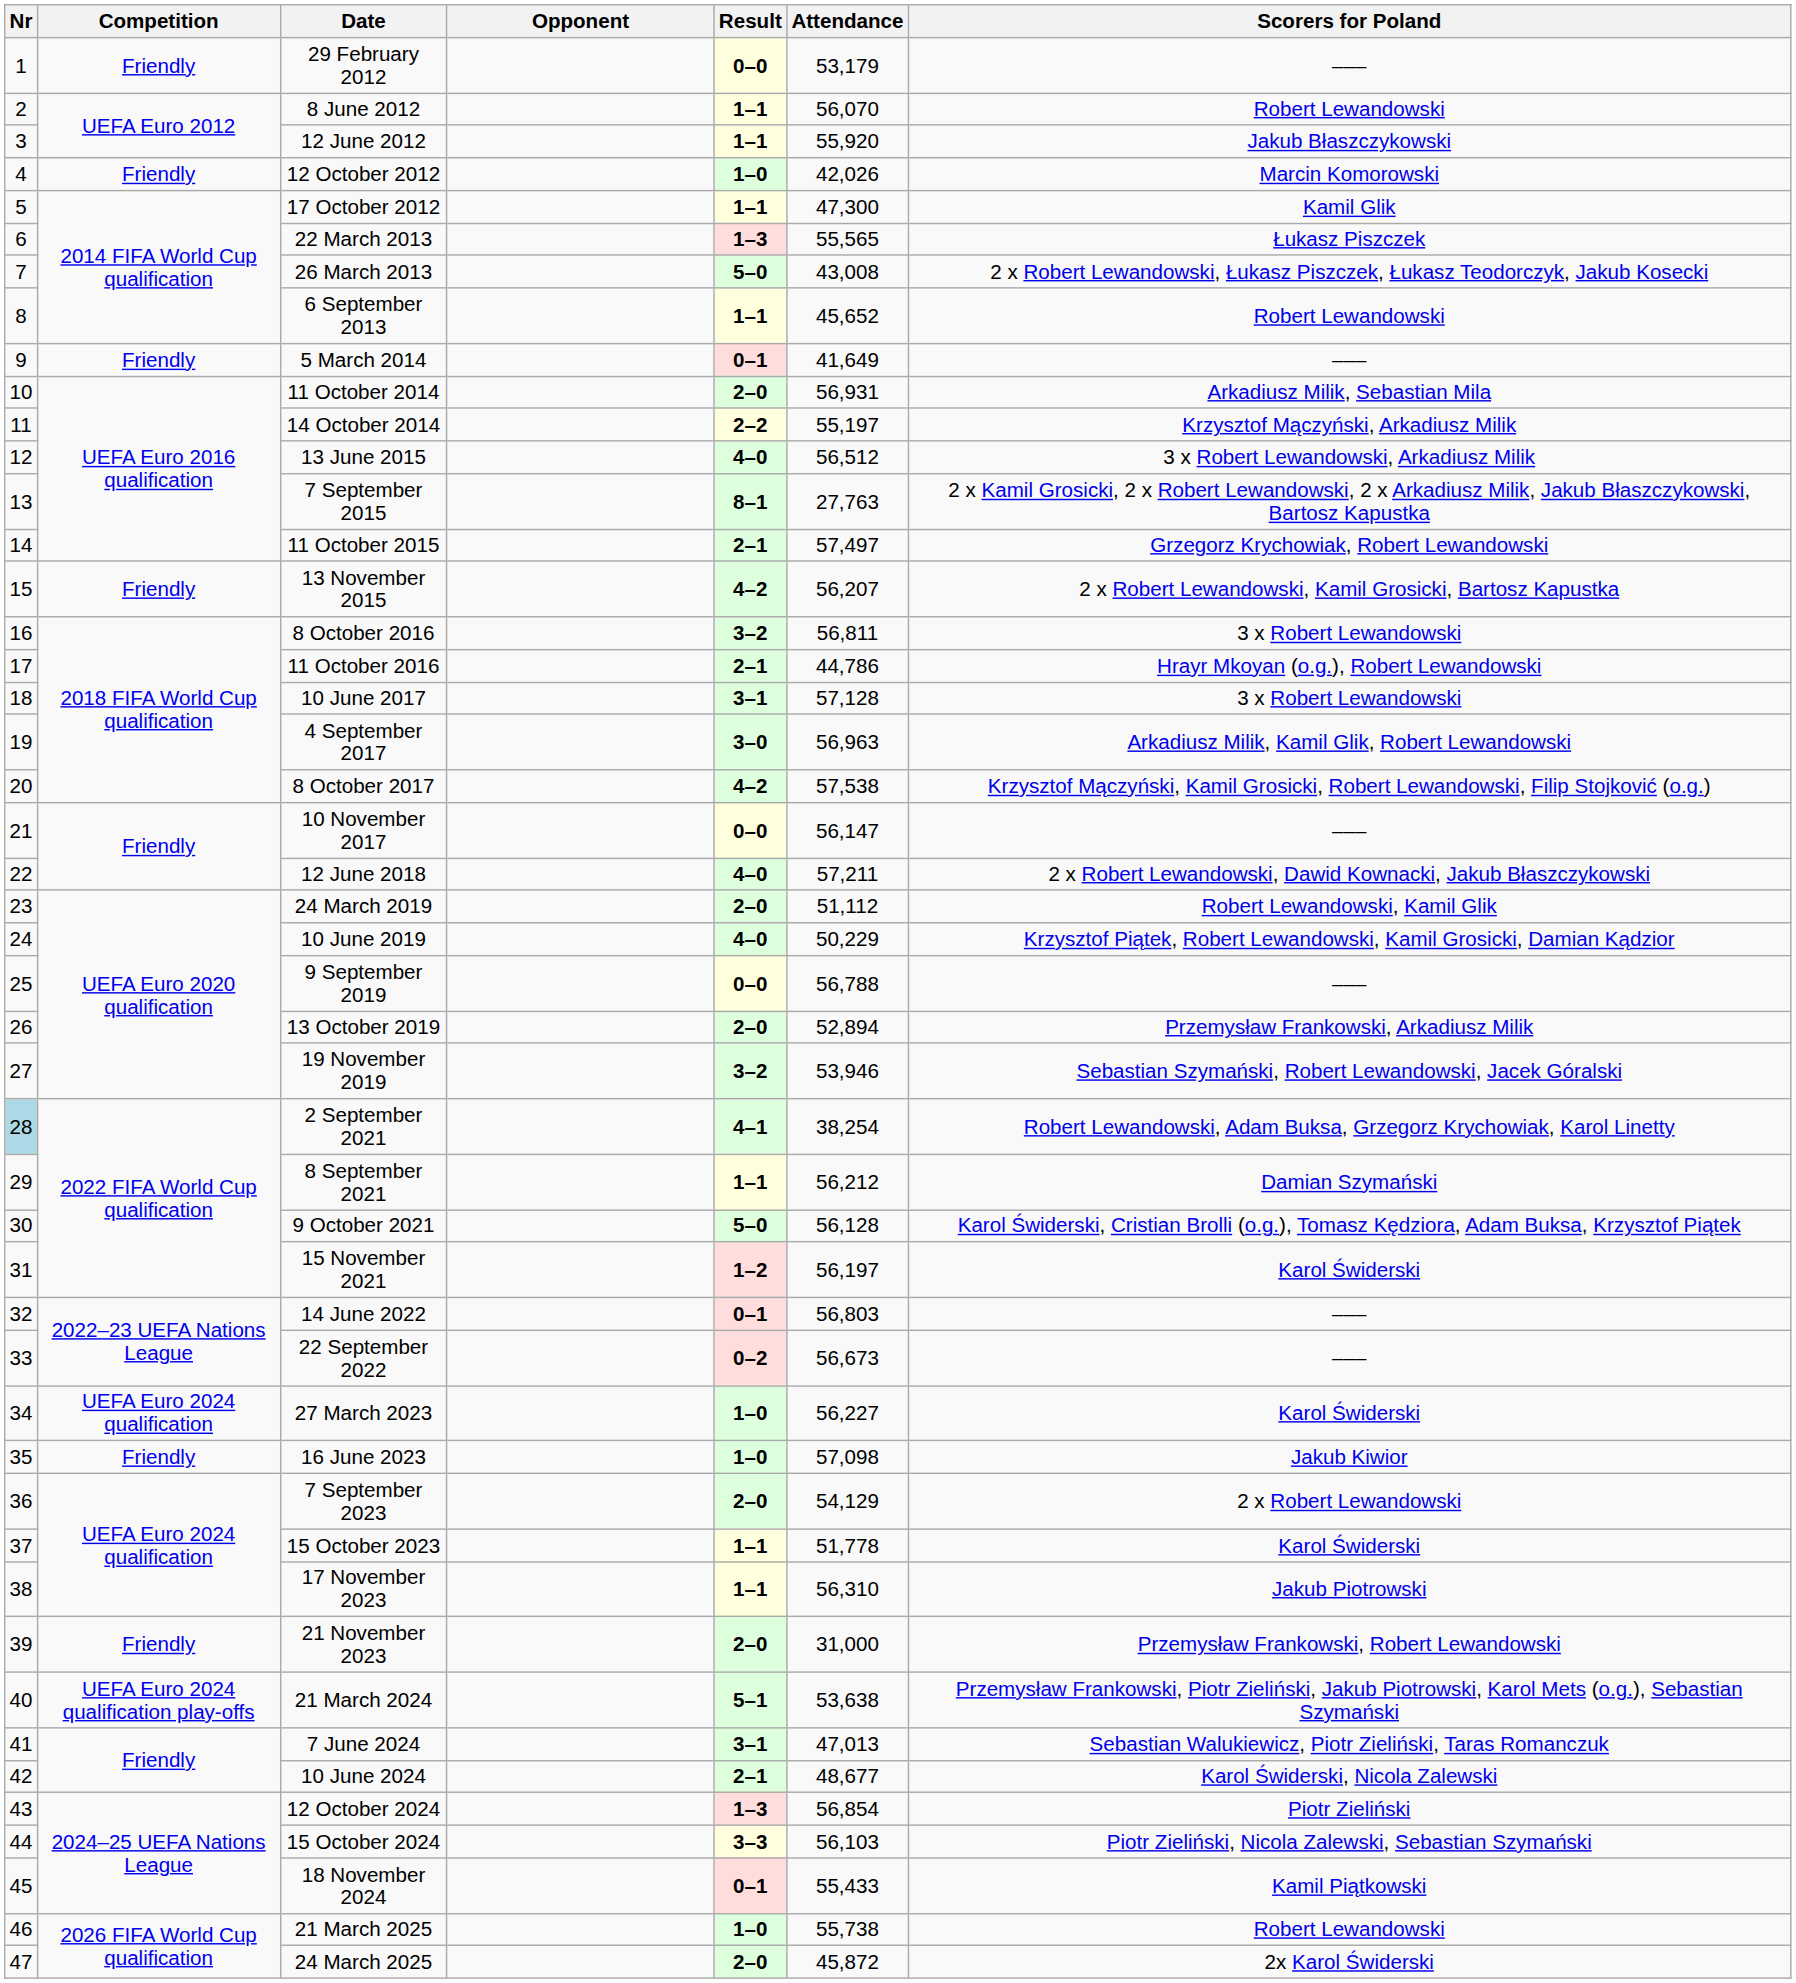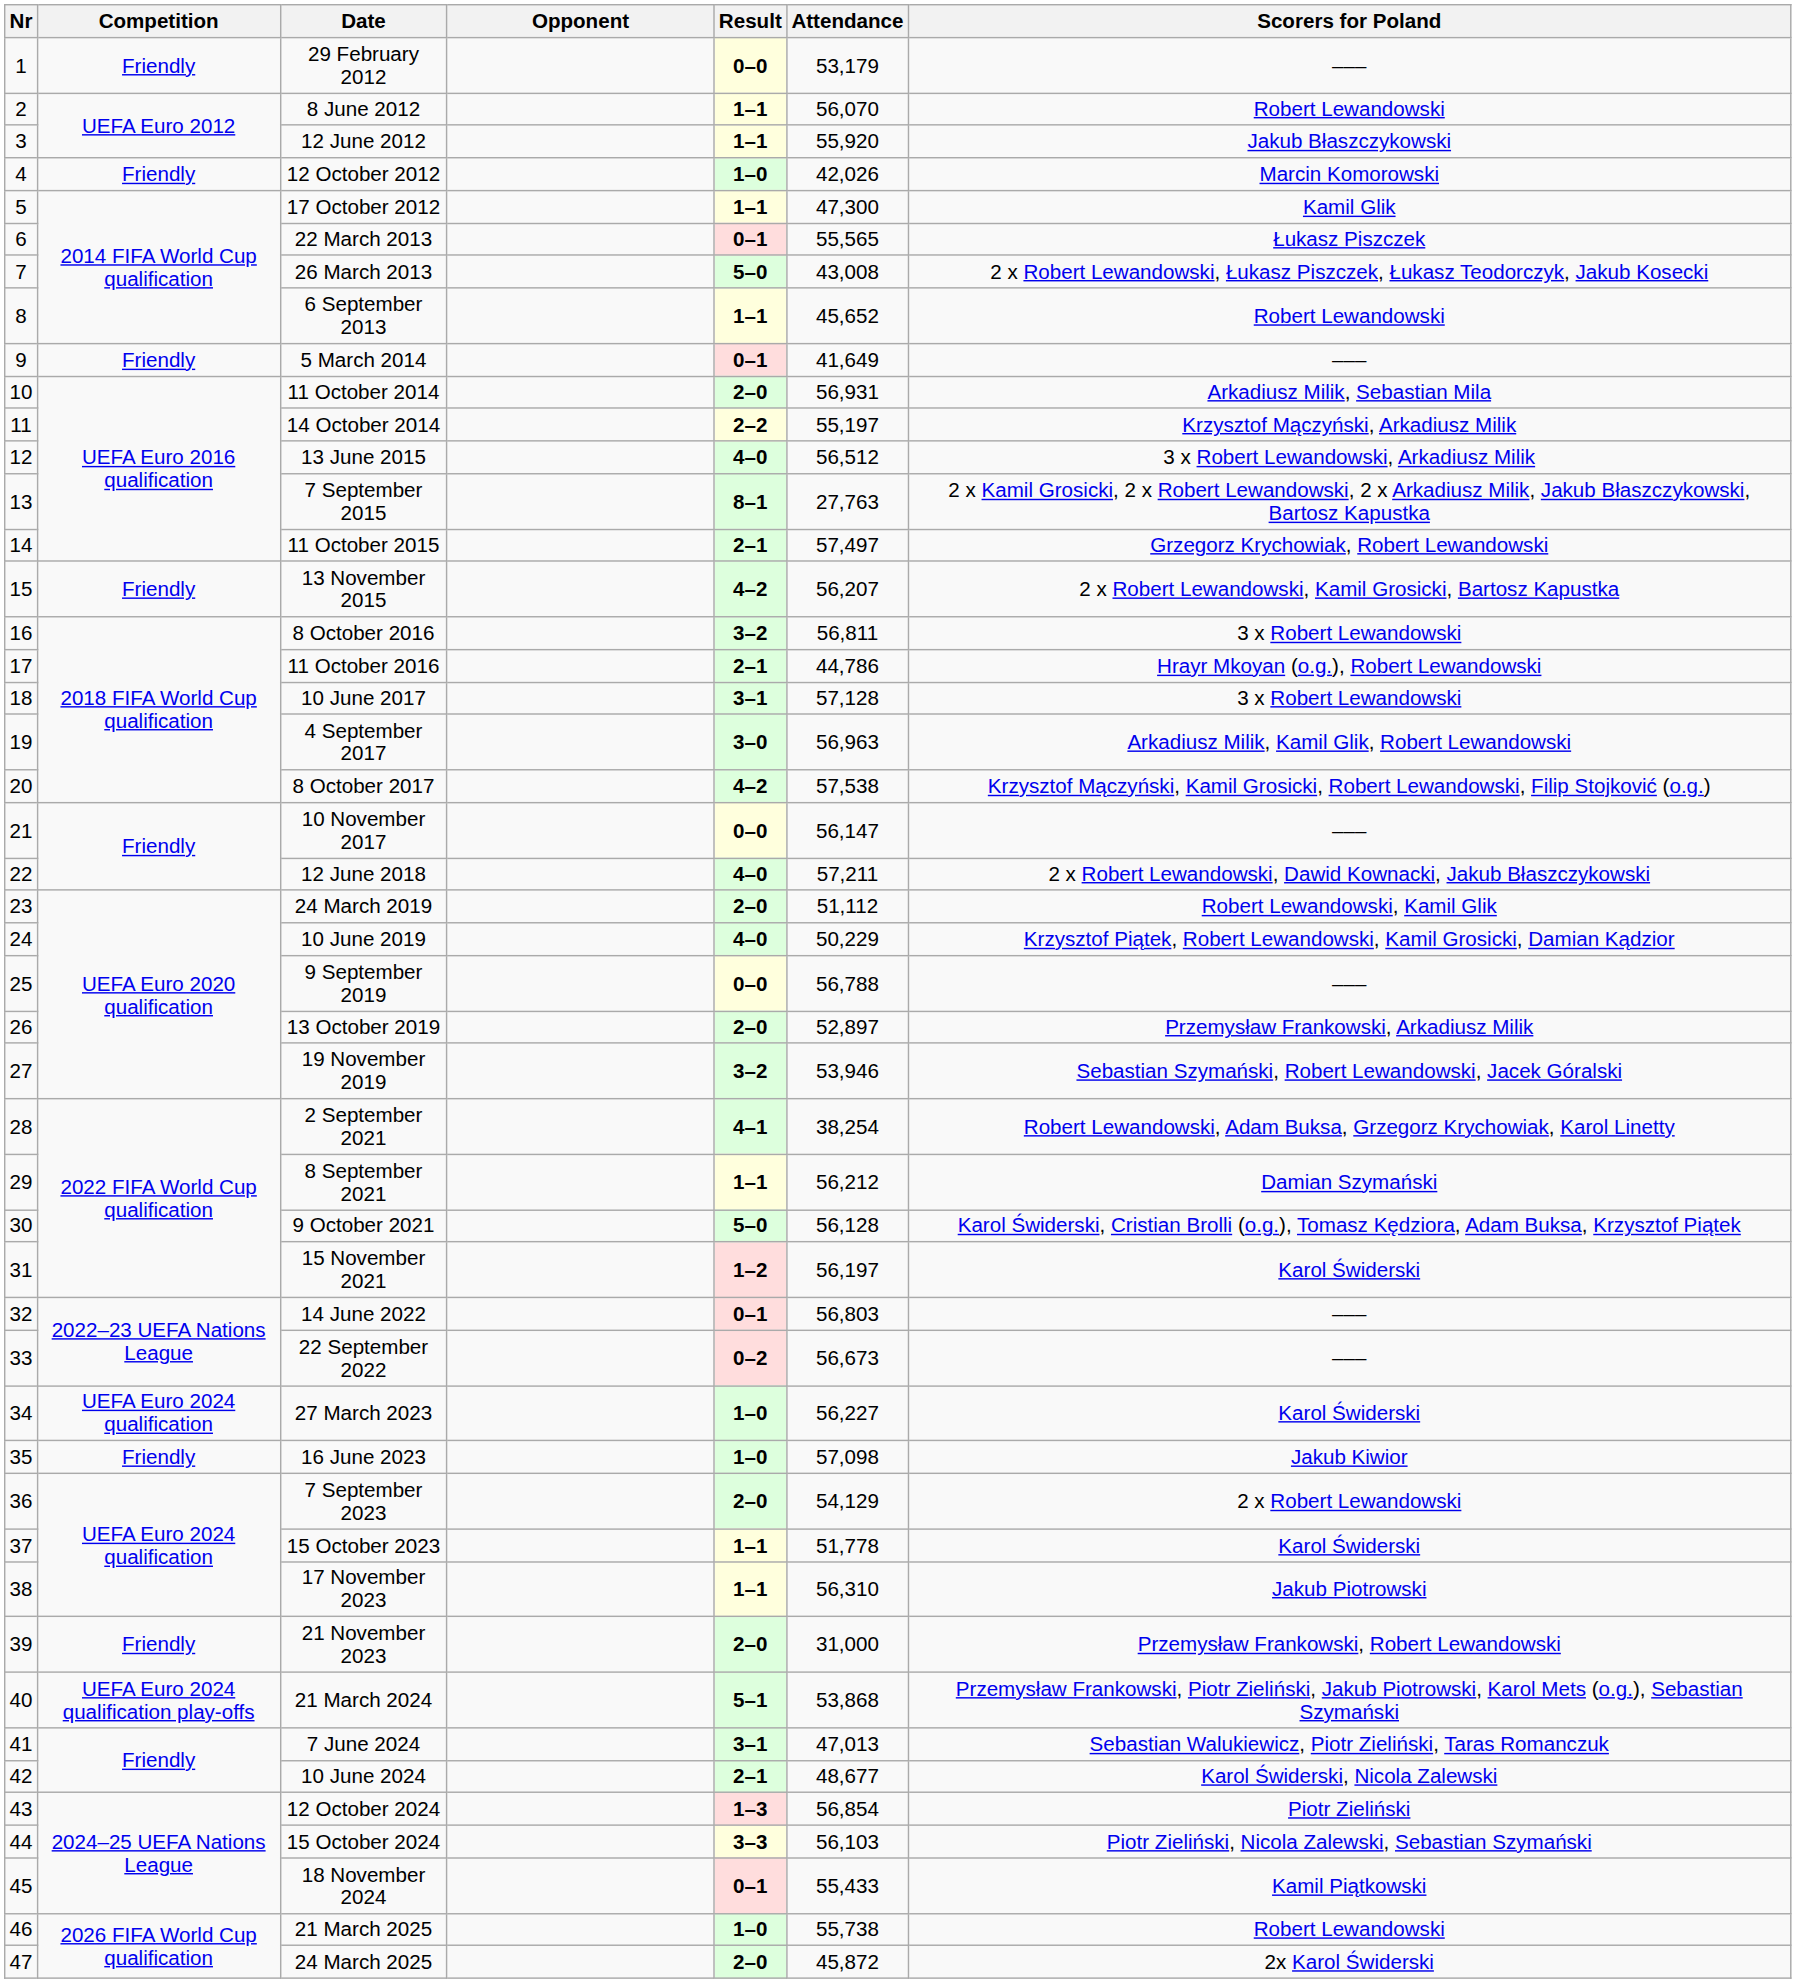(750, 239) 1–3 -> (750, 239) 0–1
(847, 1027) 52,894 -> (847, 1027) 52,897
(21, 1127) lightblue background -> (21, 1127) no background
(847, 1700) 53,638 -> (847, 1700) 53,868
